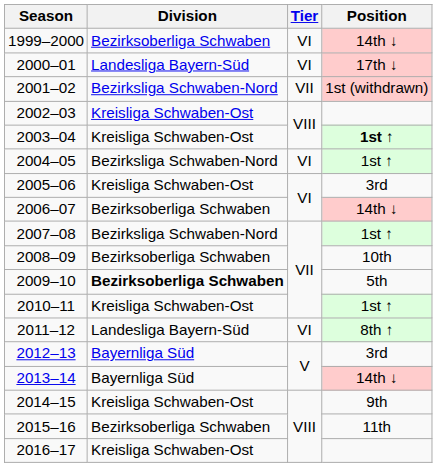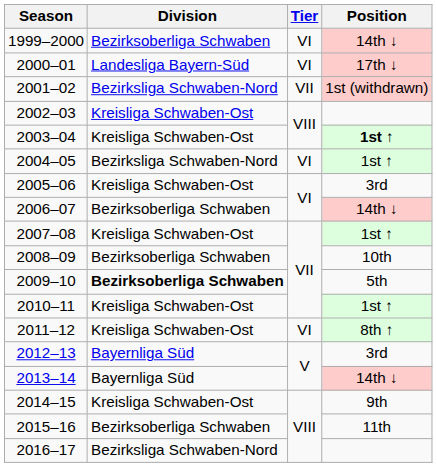(184, 233) Bezirksliga Schwaben-Nord -> (172, 233) Kreisliga Schwaben-Ost
(170, 329) Landesliga Bayern-Süd -> (172, 329) Kreisliga Schwaben-Ost
(172, 450) Kreisliga Schwaben-Ost -> (184, 450) Bezirksliga Schwaben-Nord
